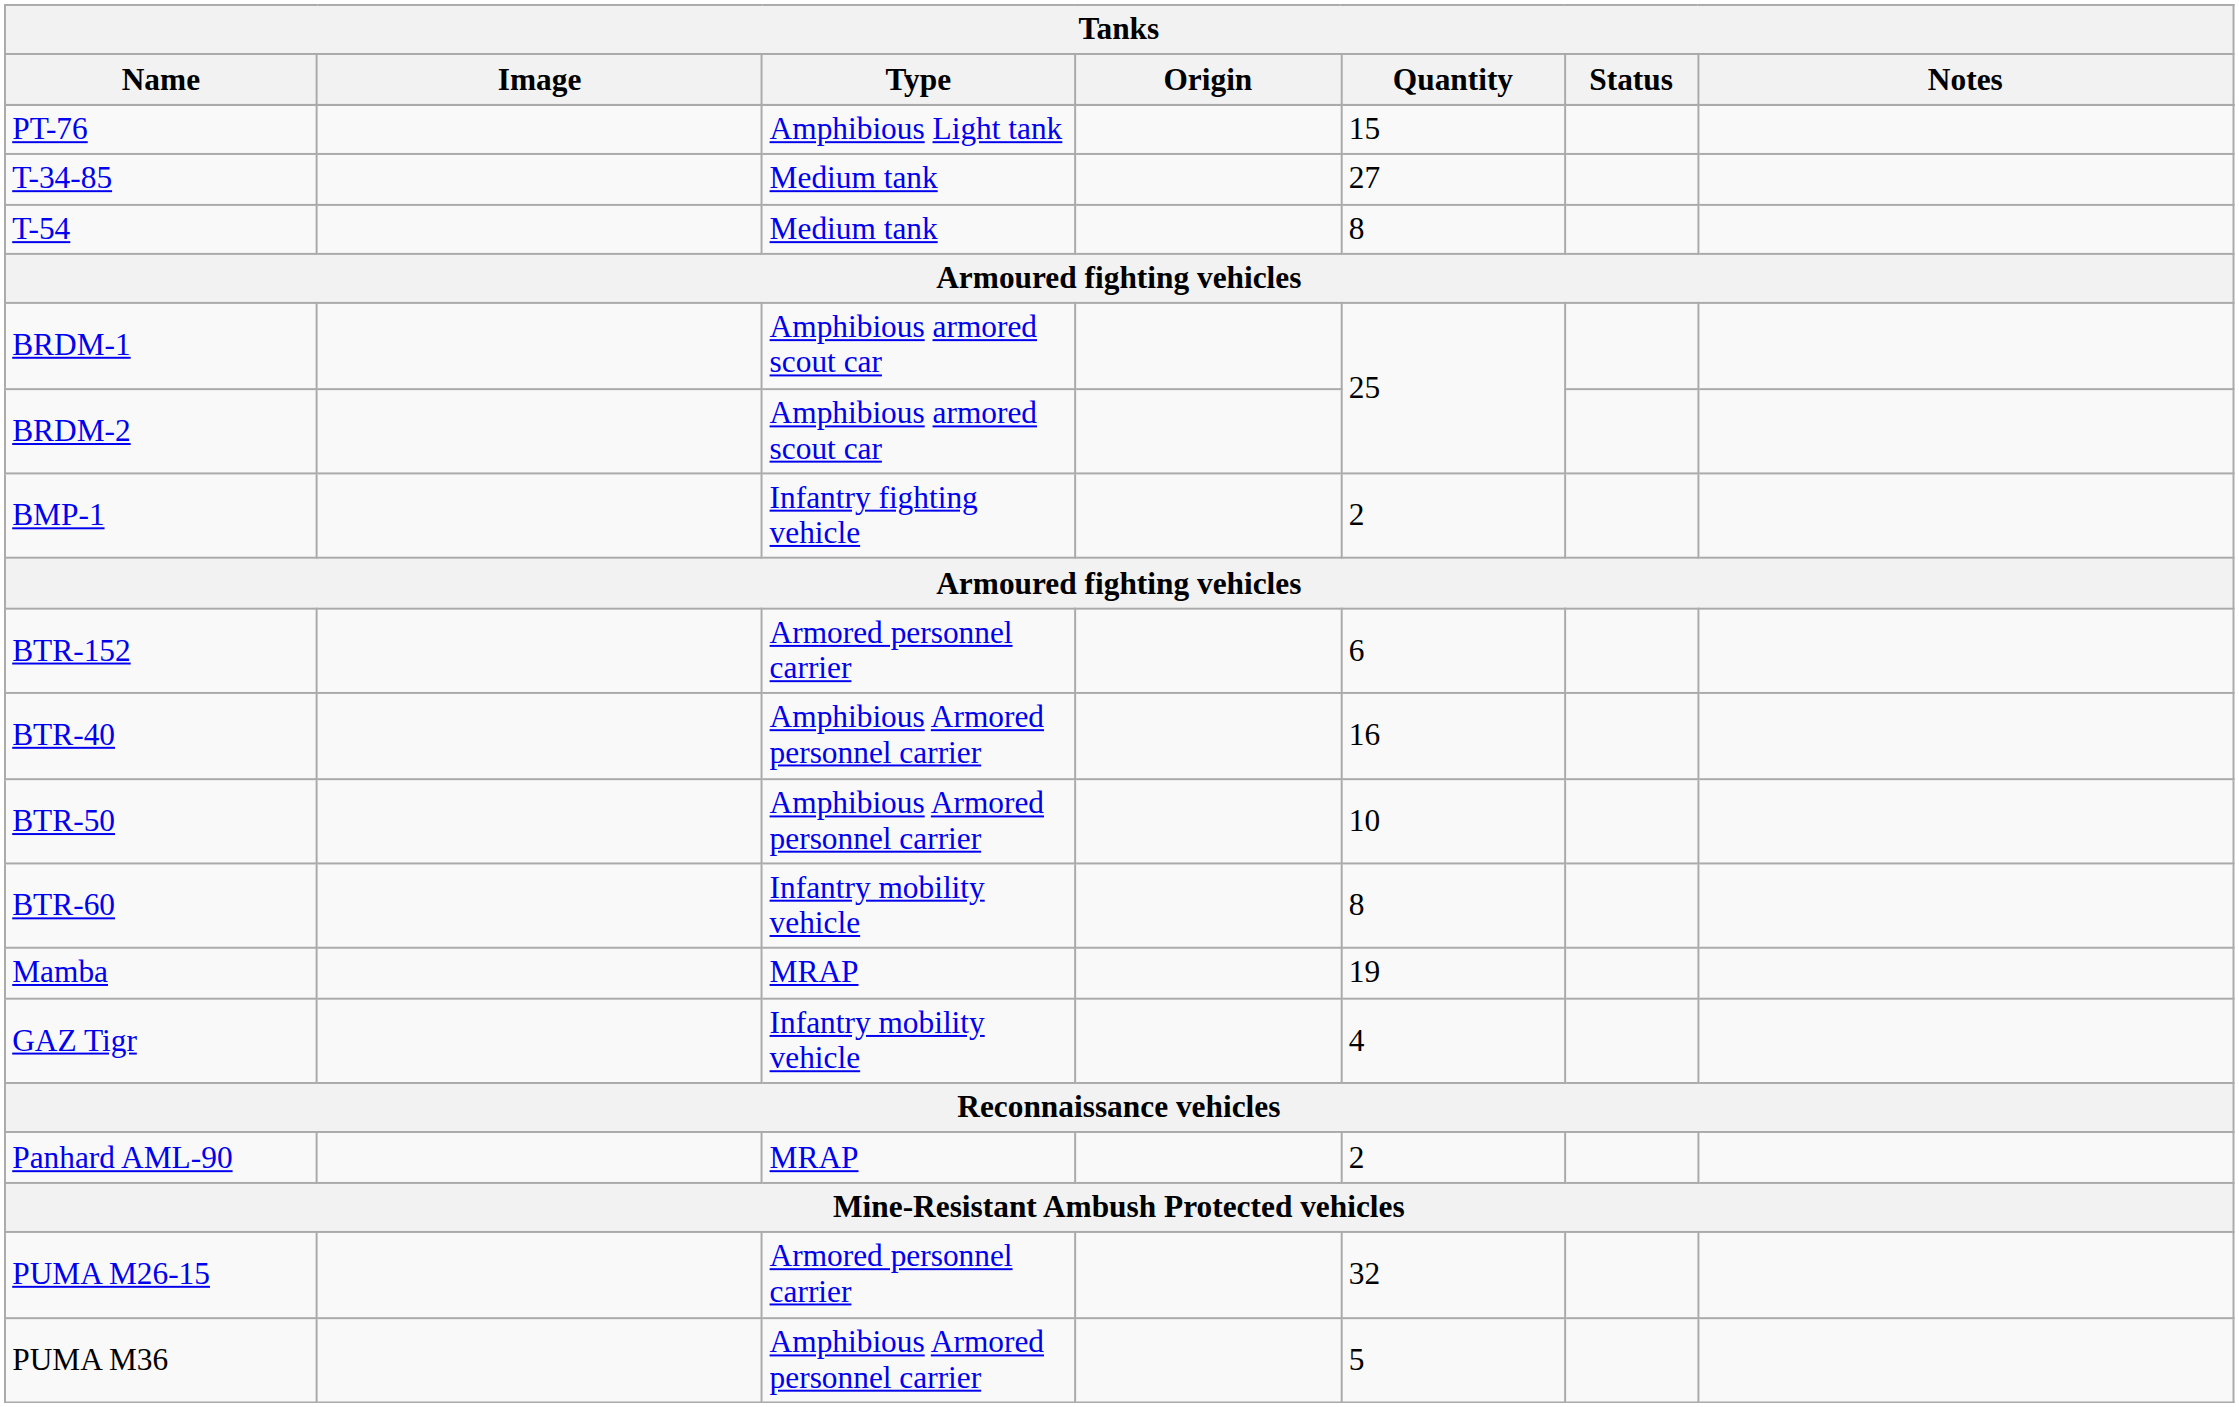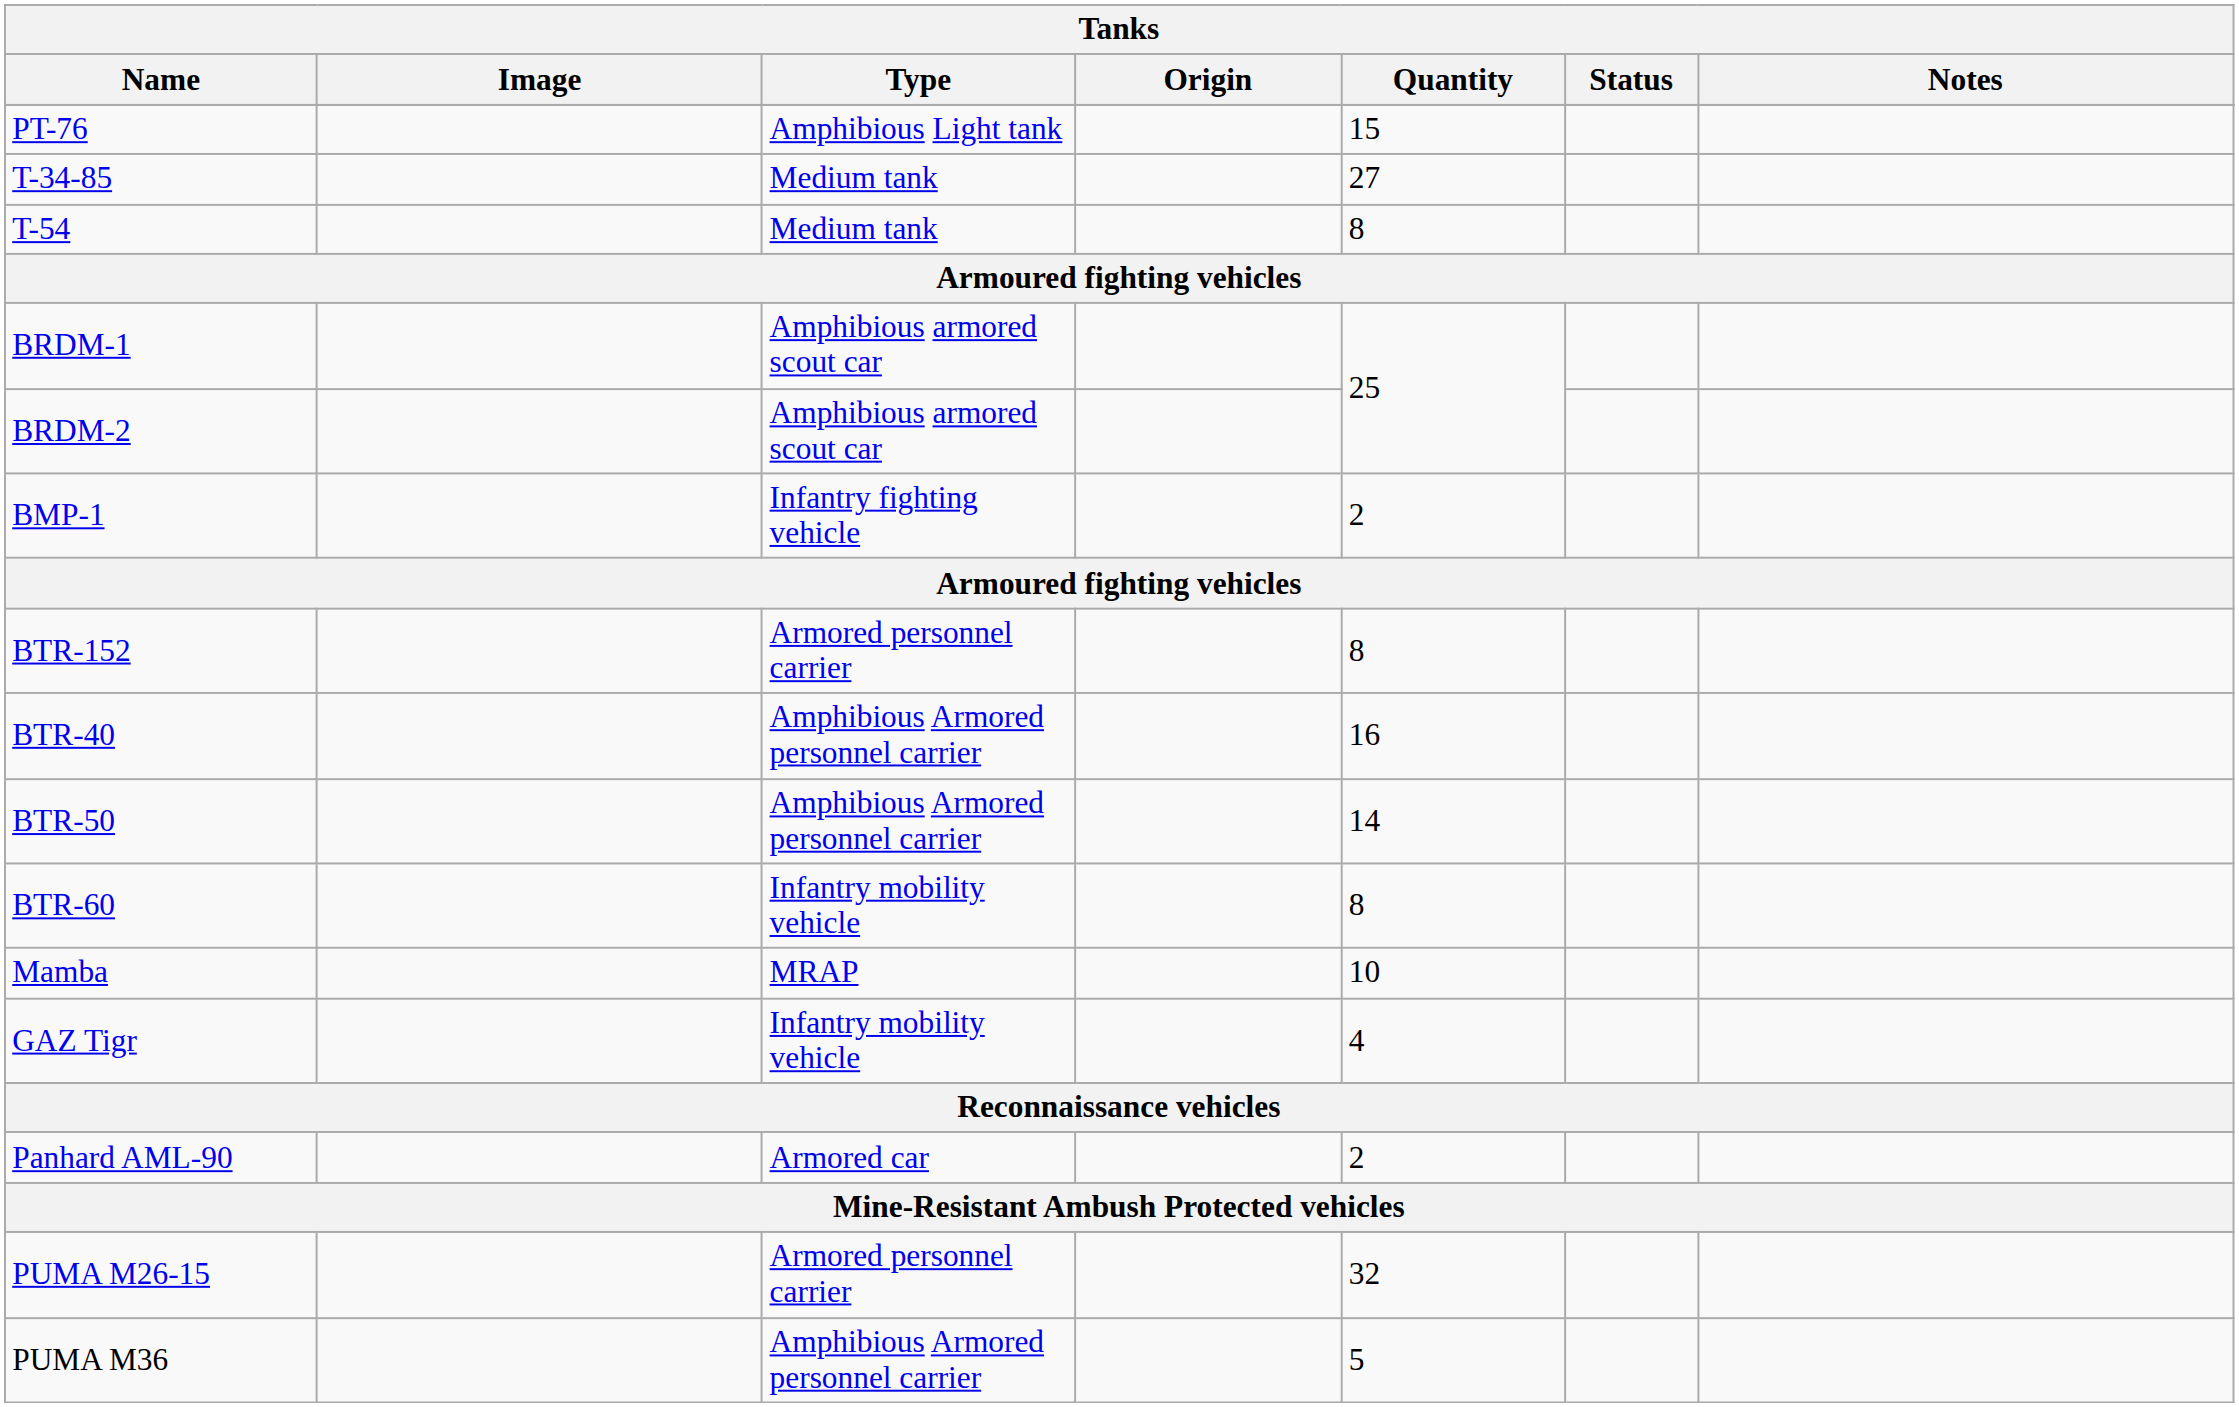(1357, 650) 6 -> (1357, 650) 8
(1364, 820) 10 -> (1364, 820) 14
(1364, 972) 19 -> (1364, 972) 10
(814, 1157) MRAP -> (849, 1157) Armored car
